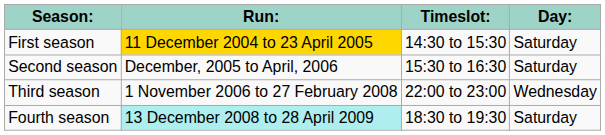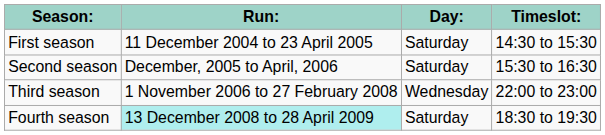columns swapped: (555, 17) <-> (456, 17)
(249, 42) gold background -> (249, 42) no background
